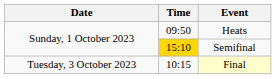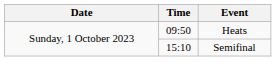(178, 47) gold background -> (178, 47) no background
- row: (234, 64)
